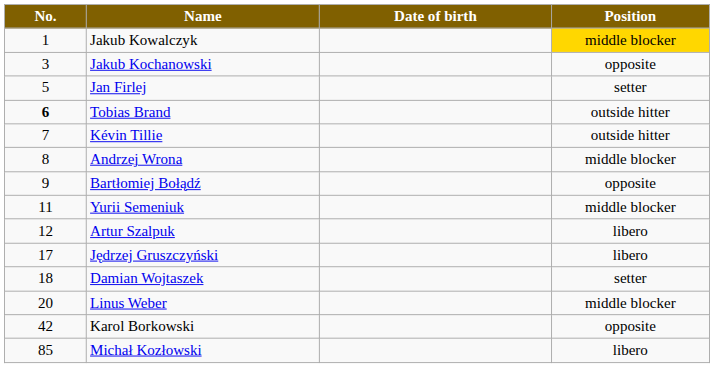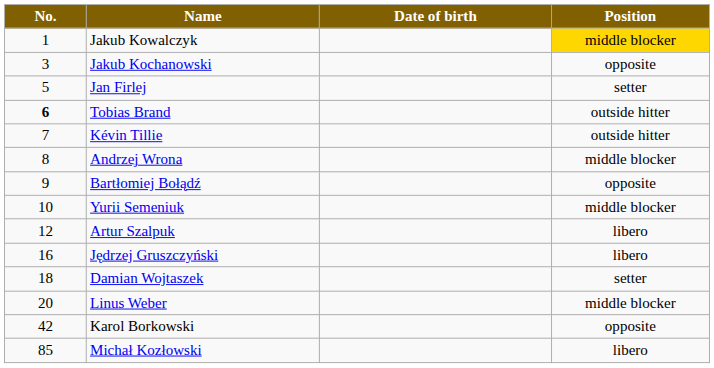(46, 207) 11 -> (46, 207) 10
(46, 254) 17 -> (46, 254) 16
